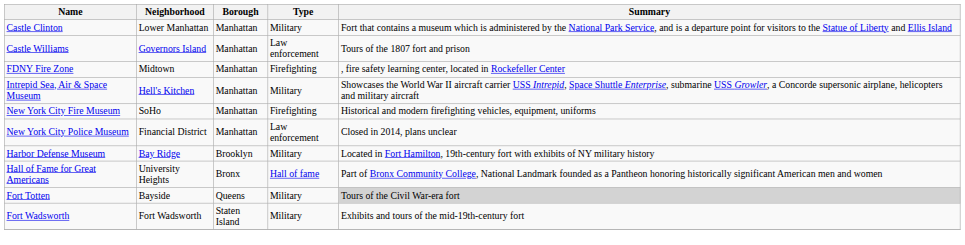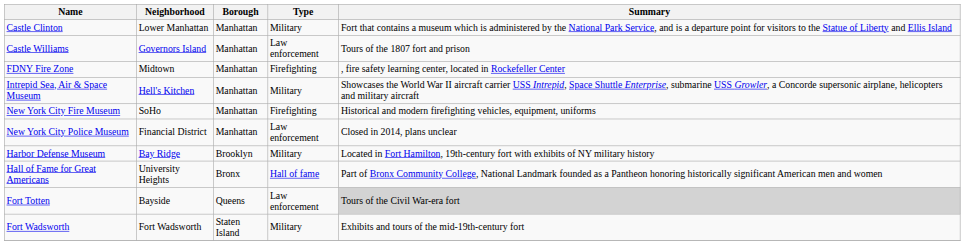(286, 195) Military -> (294, 200) Law enforcement
